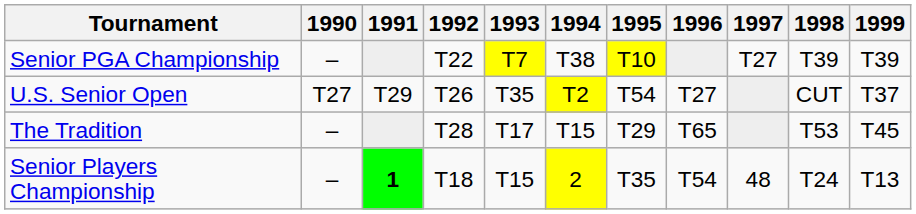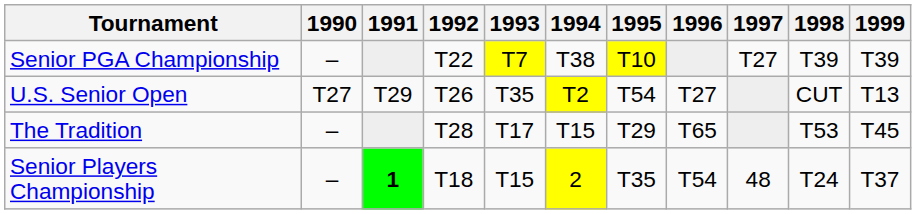(880, 95) T37 -> (880, 95) T13
(880, 179) T13 -> (880, 179) T37
